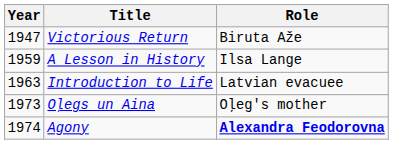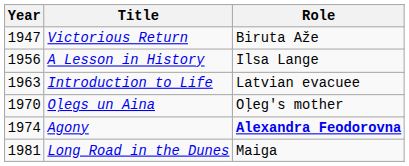(24, 61) 1959 -> (24, 61) 1956
(24, 106) 1973 -> (24, 106) 1970
+ row: (138, 151)
